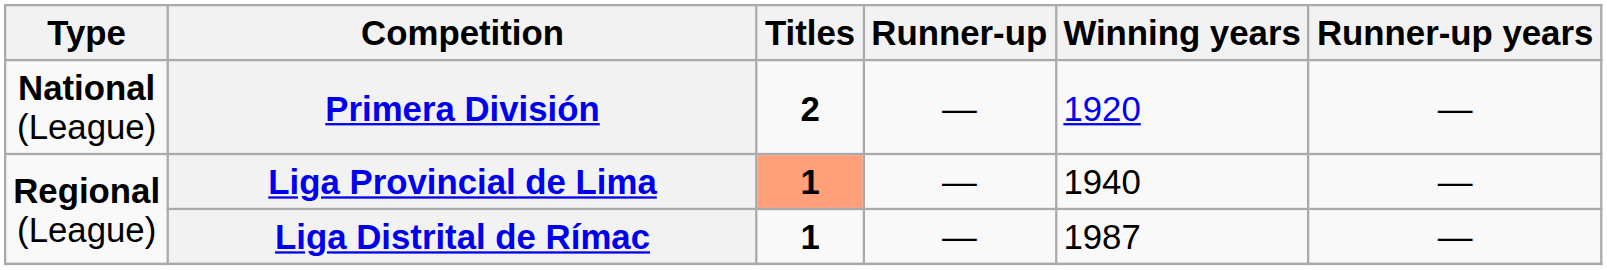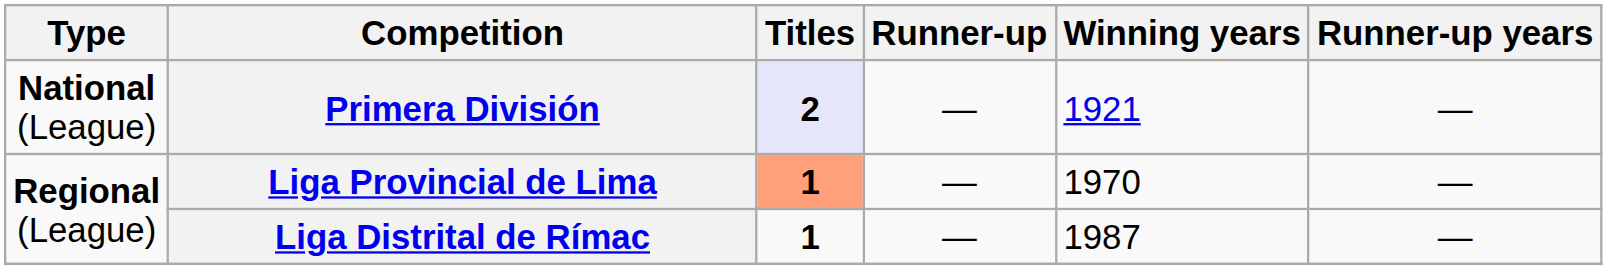(810, 107) no background -> (810, 107) lavender background
(1102, 107) 1920 -> (1102, 107) 1921
(1102, 182) 1940 -> (1102, 182) 1970
